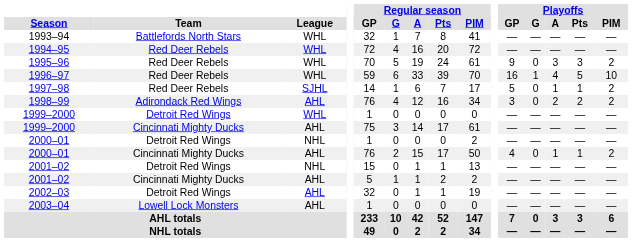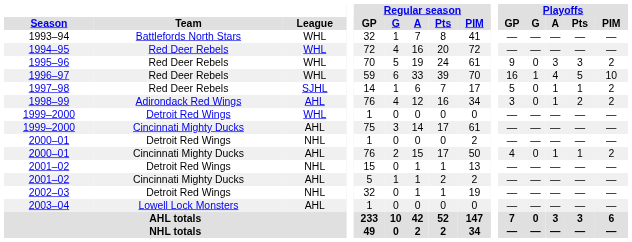(555, 101) 2 -> (555, 101) 1
(315, 192) AHL -> (315, 192) NHL
